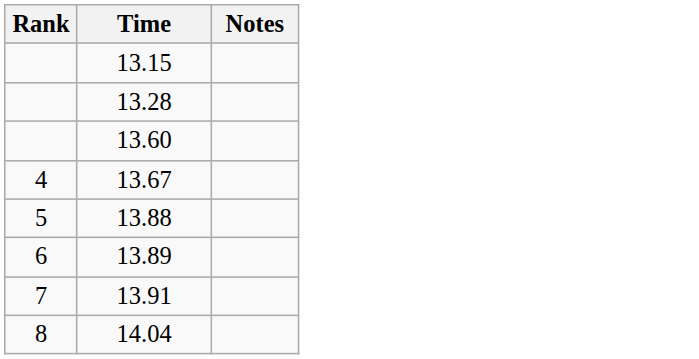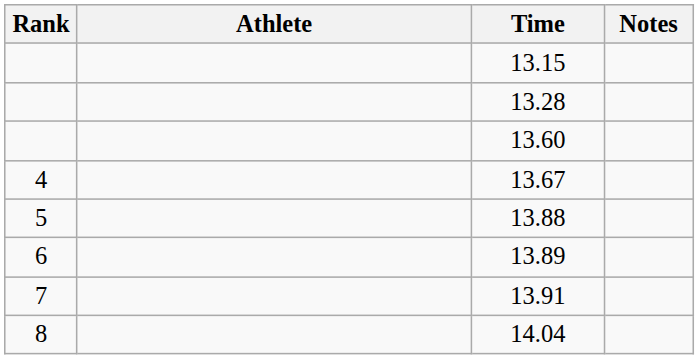+ column: (274, 23)
